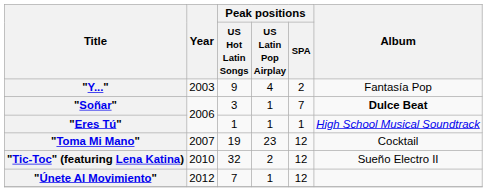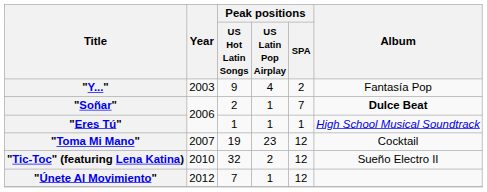(234, 105) 3 -> (234, 105) 2
